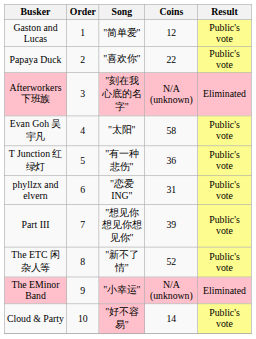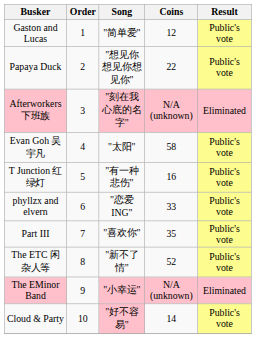(122, 59) "喜欢你" -> (122, 67) "想见你想见你想见你"
(171, 161) 36 -> (171, 177) 16
(171, 190) 31 -> (171, 206) 33
(122, 225) "想见你想见你想见你" -> (122, 233) "喜欢你"
(171, 225) 39 -> (171, 234) 35
